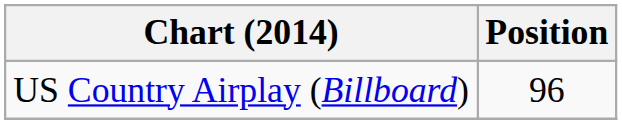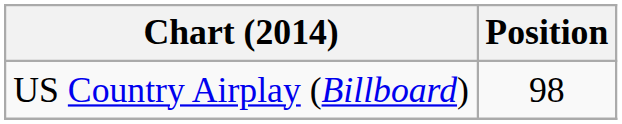(547, 89) 96 -> (547, 89) 98
